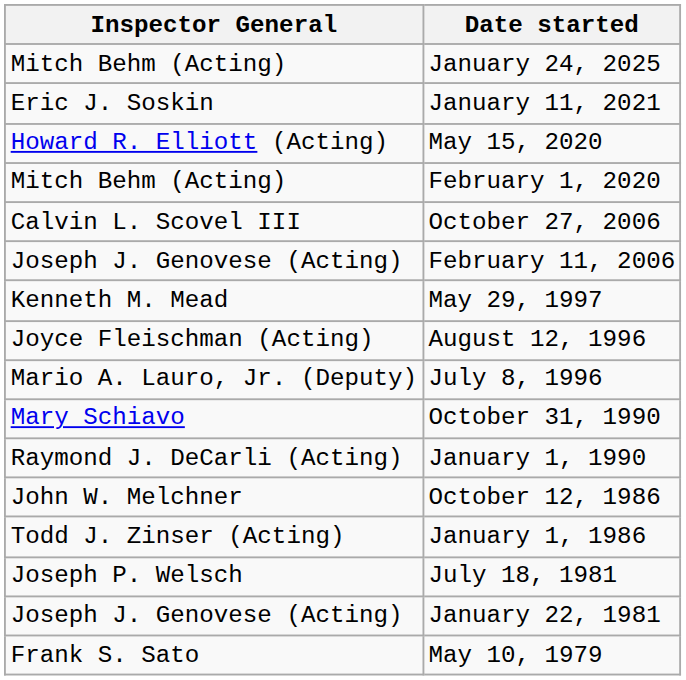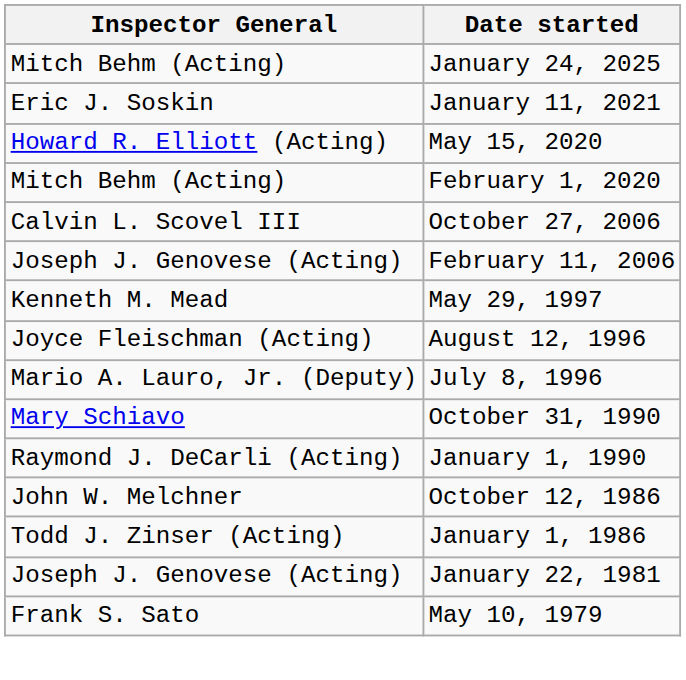- row: (523, 576)
